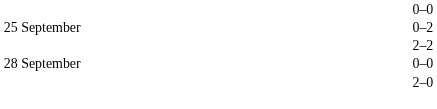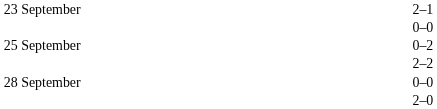+ row: (42, 9)
